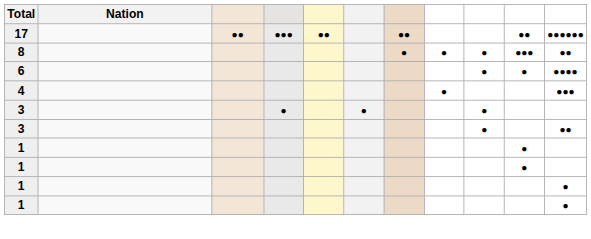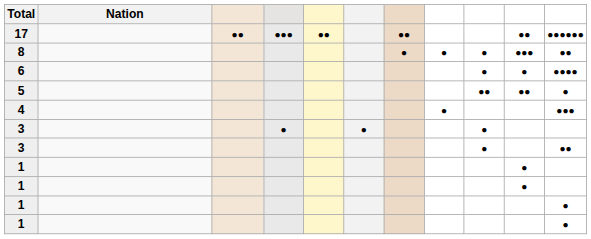+ row: (21, 91)
